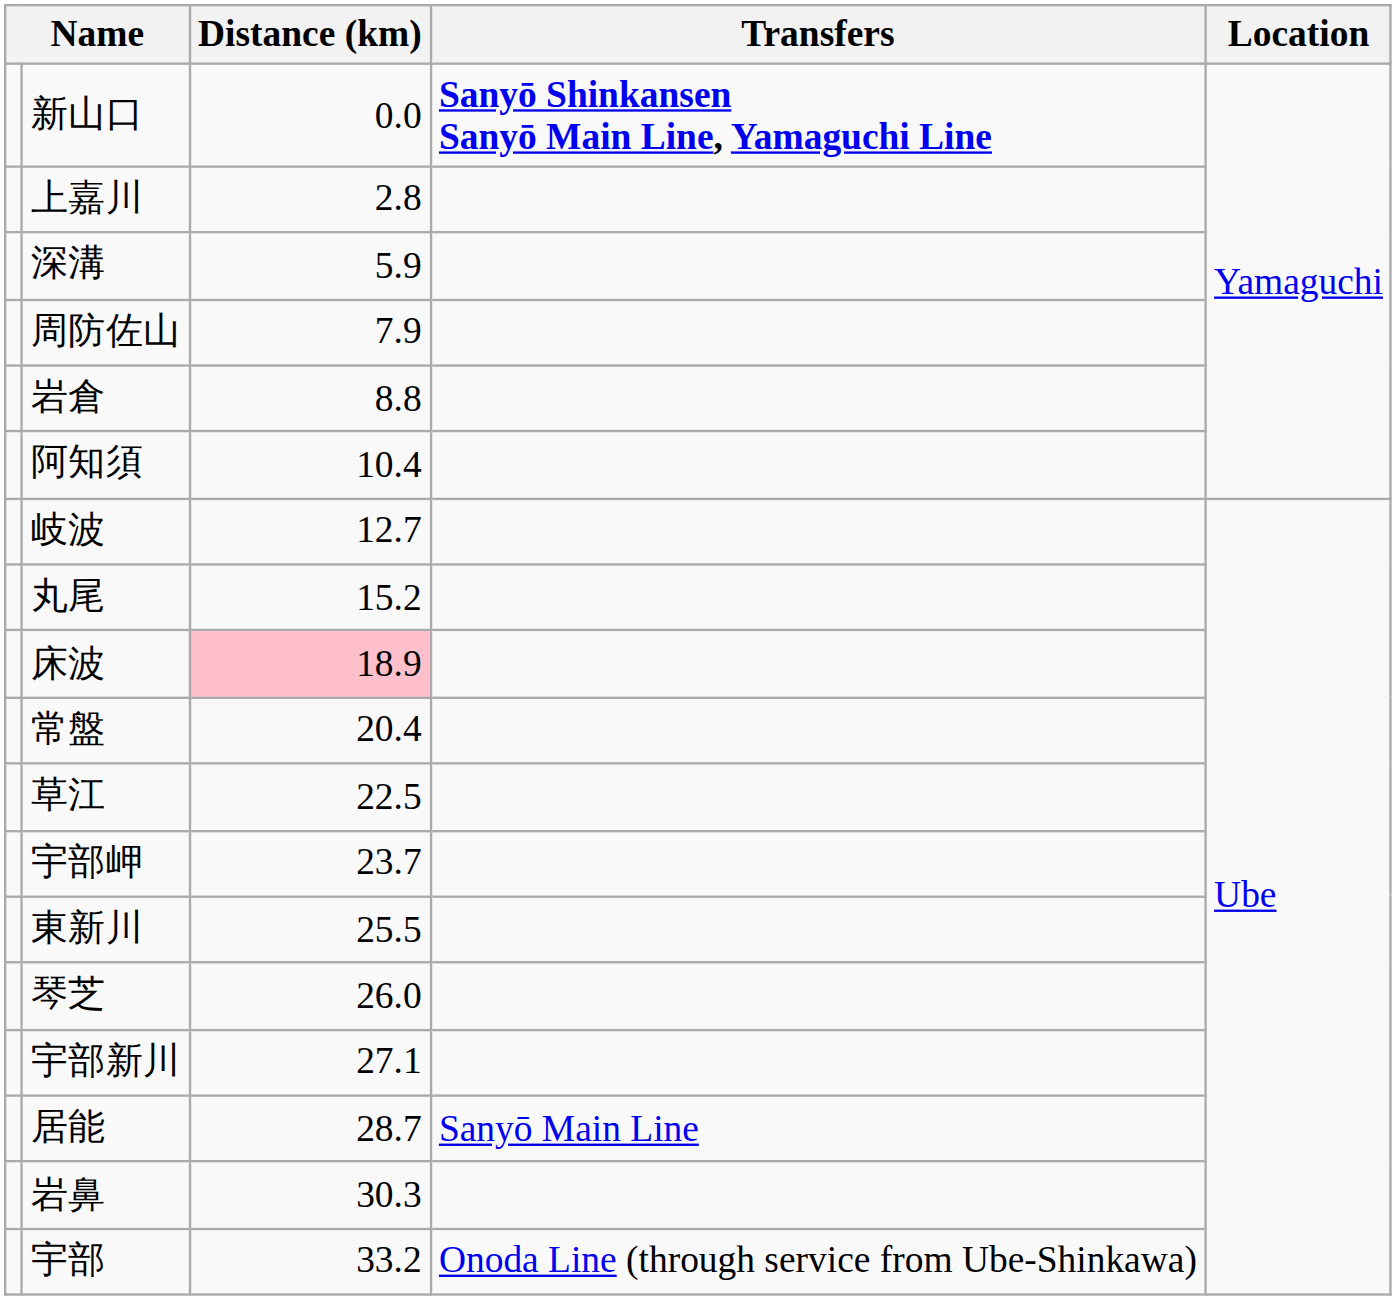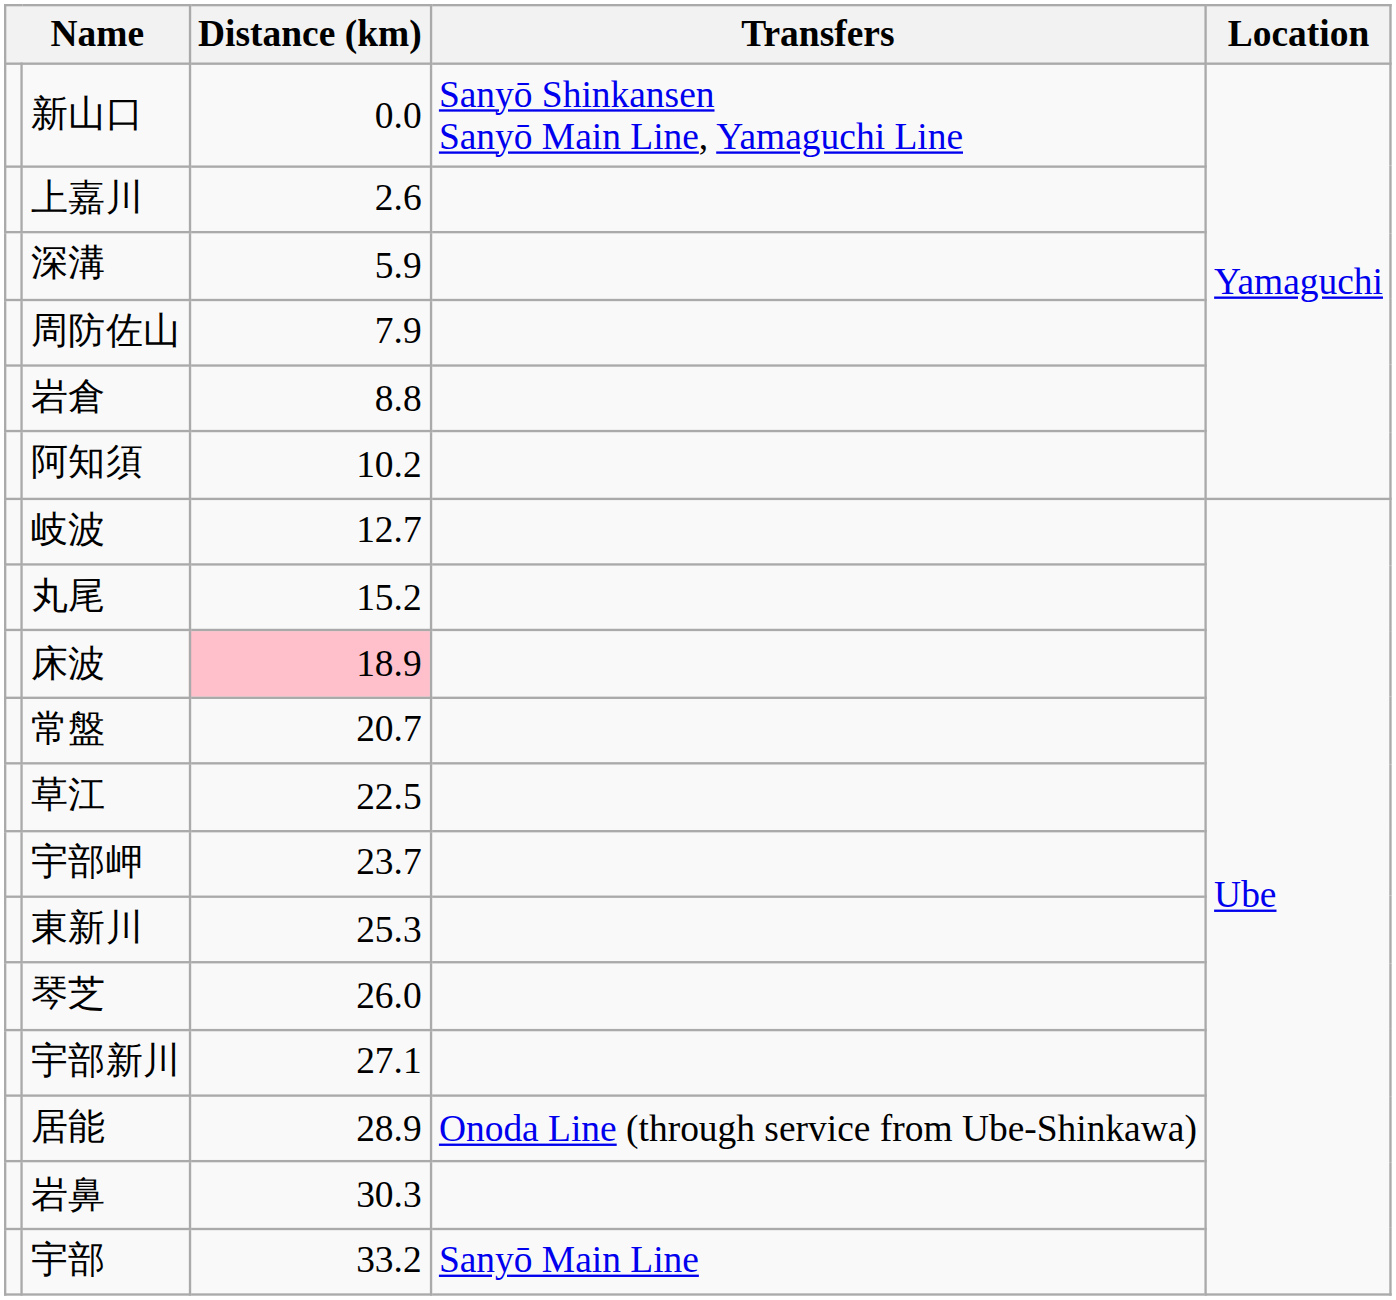(715, 114) bold -> (701, 114) normal
(398, 198) 2.8 -> (398, 198) 2.6
(389, 464) 10.4 -> (389, 464) 10.2
(389, 729) 20.4 -> (389, 729) 20.7
(389, 928) 25.5 -> (389, 928) 25.3
(389, 1128) 28.7 -> (389, 1128) 28.9
(569, 1128) Sanyō Main Line -> (818, 1128) Onoda Line (through service from Ube-Shinkawa)
(818, 1260) Onoda Line (through service from Ube-Shinkawa) -> (569, 1260) Sanyō Main Line
